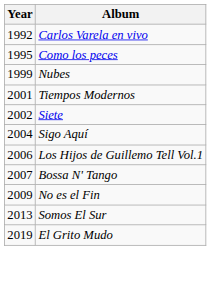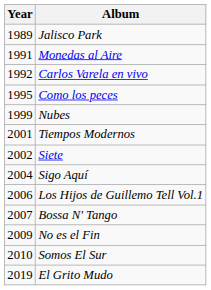+ row: (70, 34)
+ row: (80, 54)
(20, 214) 2013 -> (20, 255) 2010
